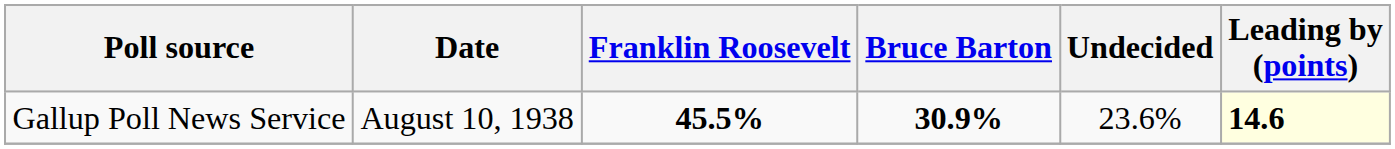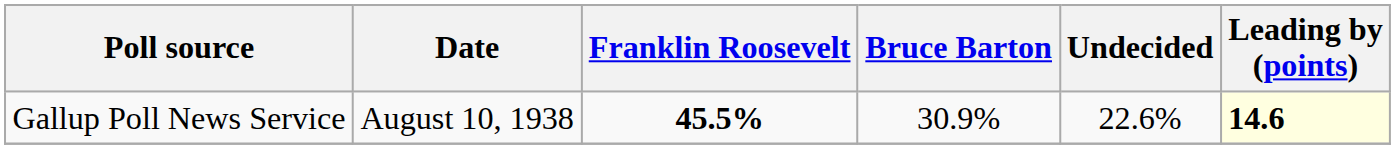(959, 117) bold -> (959, 117) normal
(1140, 117) 23.6% -> (1140, 117) 22.6%
